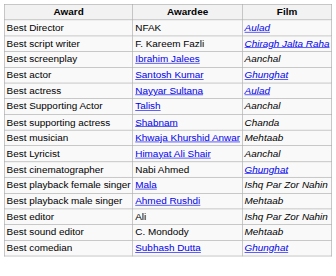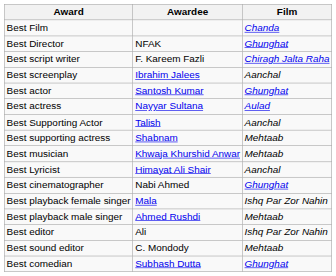+ row: (27, 28)
(257, 28) Aulad -> (266, 43) Ghunghat
(262, 122) Chanda -> (264, 138) Mehtaab
